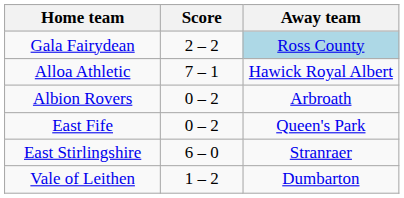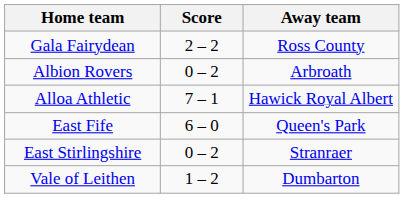(321, 44) lightblue background -> (321, 44) no background
rows swapped: (83, 98) <-> (83, 71)
(202, 125) 0 – 2 -> (202, 125) 6 – 0
(202, 152) 6 – 0 -> (202, 152) 0 – 2
